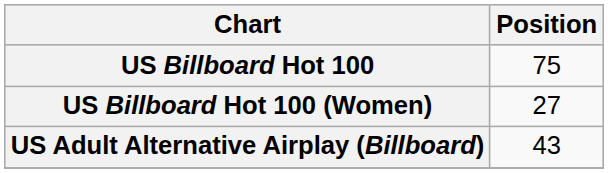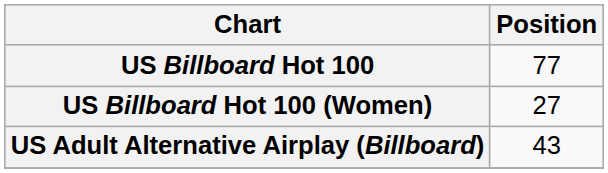(547, 65) 75 -> (547, 65) 77
